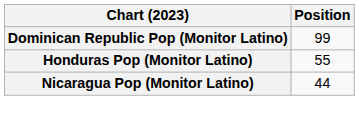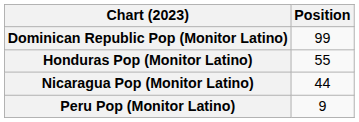+ row: (148, 106)
